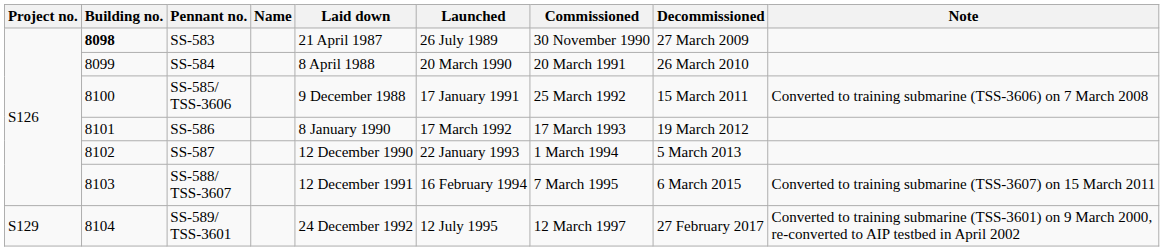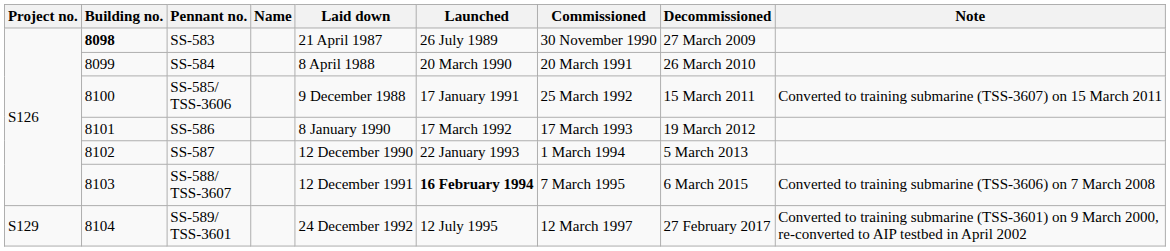(960, 96) Converted to training submarine (TSS-3606) on 7 March 2008 -> (970, 96) Converted to training submarine (TSS-3607) on 15 March 2011
(473, 184) normal -> (477, 184) bold
(963, 184) Converted to training submarine (TSS-3607) on 15 March 2011 -> (967, 184) Converted to training submarine (TSS-3606) on 7 March 2008
